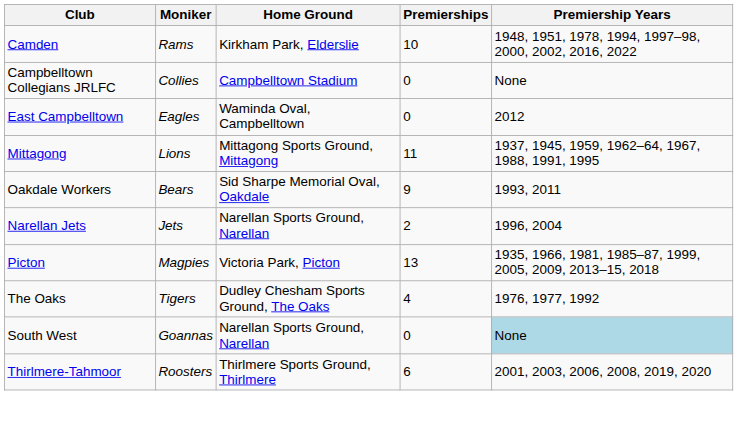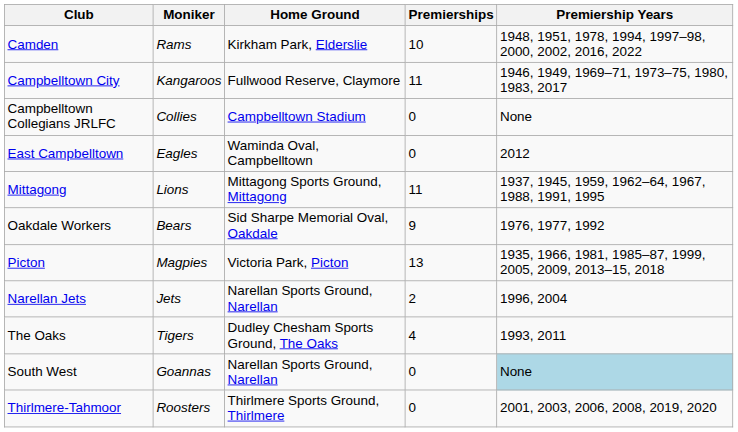+ row: (64, 80)
(528, 189) 1993, 2011 -> (552, 226) 1976, 1977, 1992
rows swapped: (47, 226) <-> (26, 262)
(547, 299) 1976, 1977, 1992 -> (533, 335) 1993, 2011
(407, 371) 6 -> (412, 408) 0
